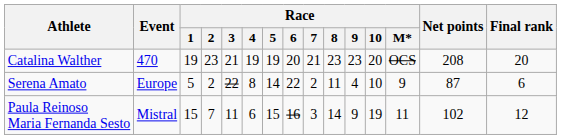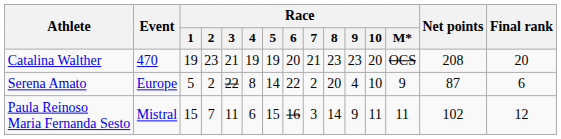(334, 84) 11 -> (334, 84) 20
(375, 115) 19 -> (375, 115) 11
